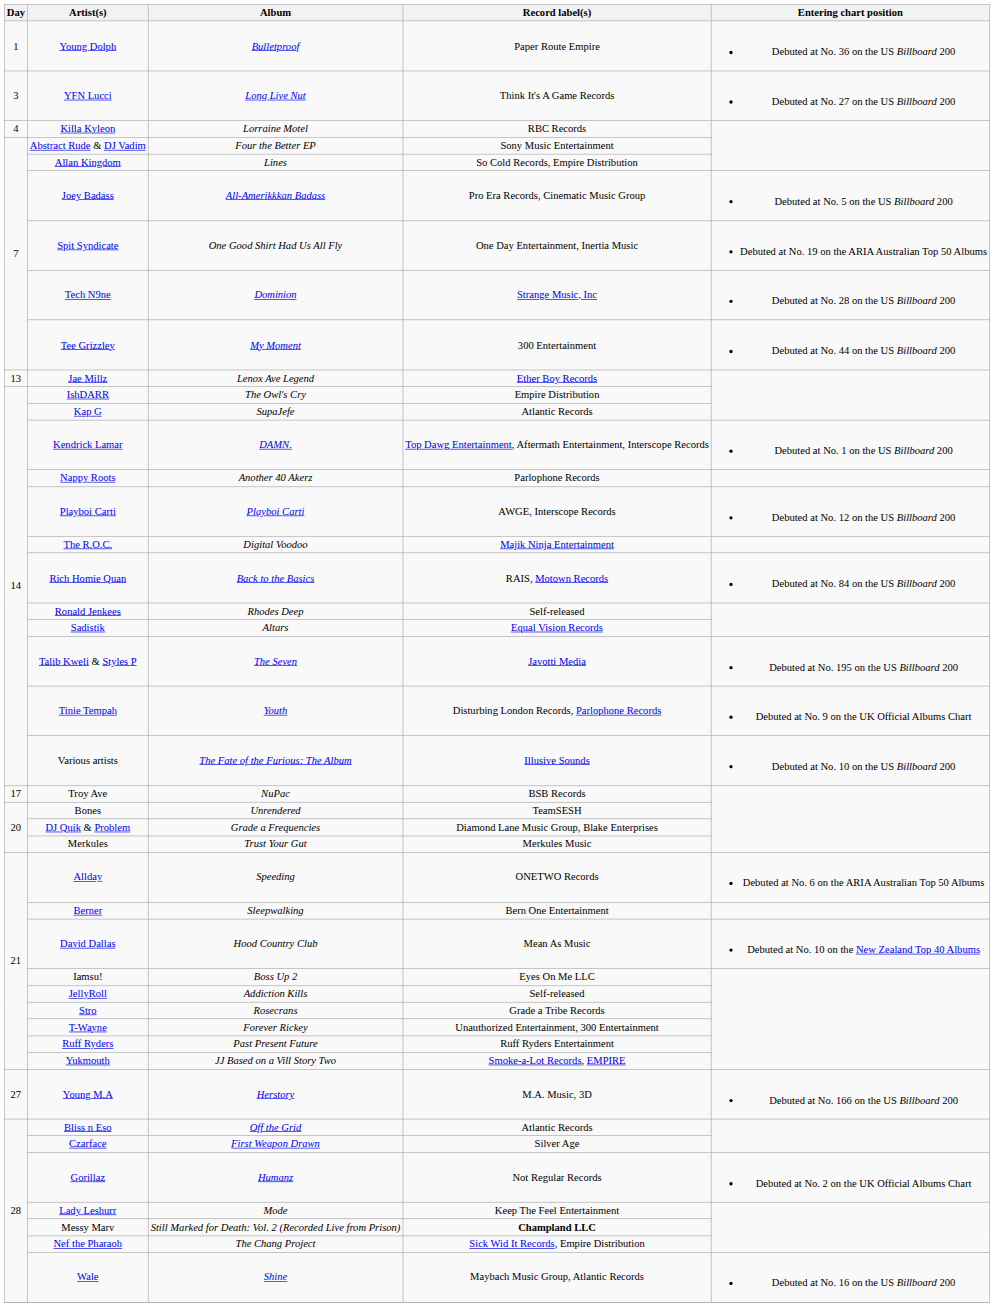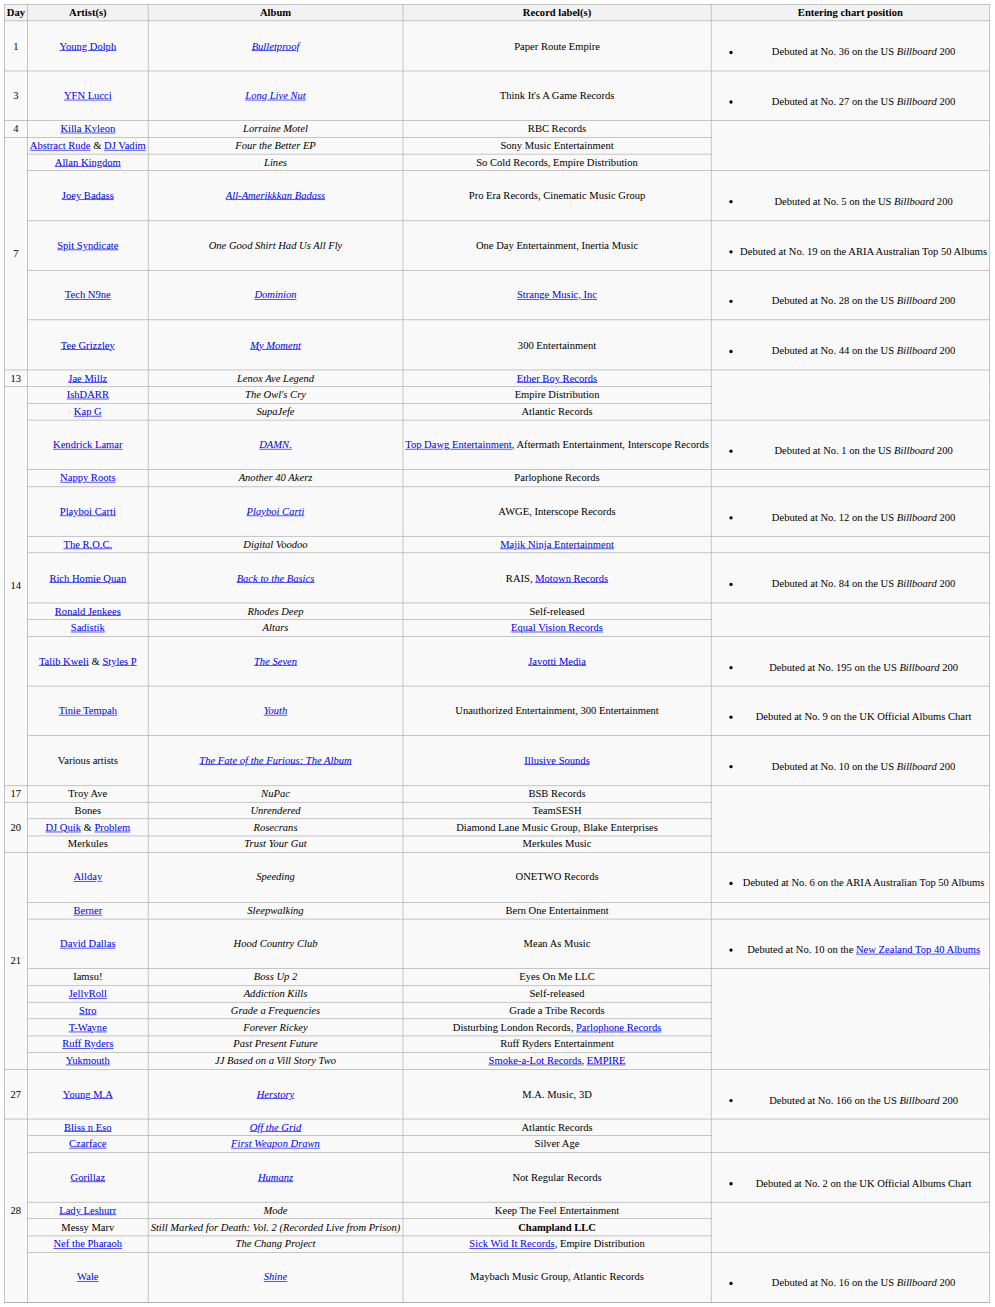(557, 711) Disturbing London Records, Parlophone Records -> (557, 711) Unauthorized Entertainment, 300 Entertainment
(275, 827) Grade a Frequencies -> (275, 827) Rosecrans
(275, 1010) Rosecrans -> (275, 1010) Grade a Frequencies
(557, 1027) Unauthorized Entertainment, 300 Entertainment -> (557, 1027) Disturbing London Records, Parlophone Records
